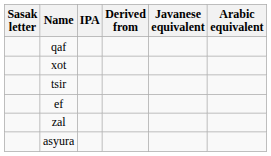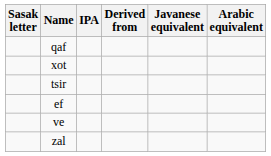+ row: (59, 122)
- row: (59, 141)
